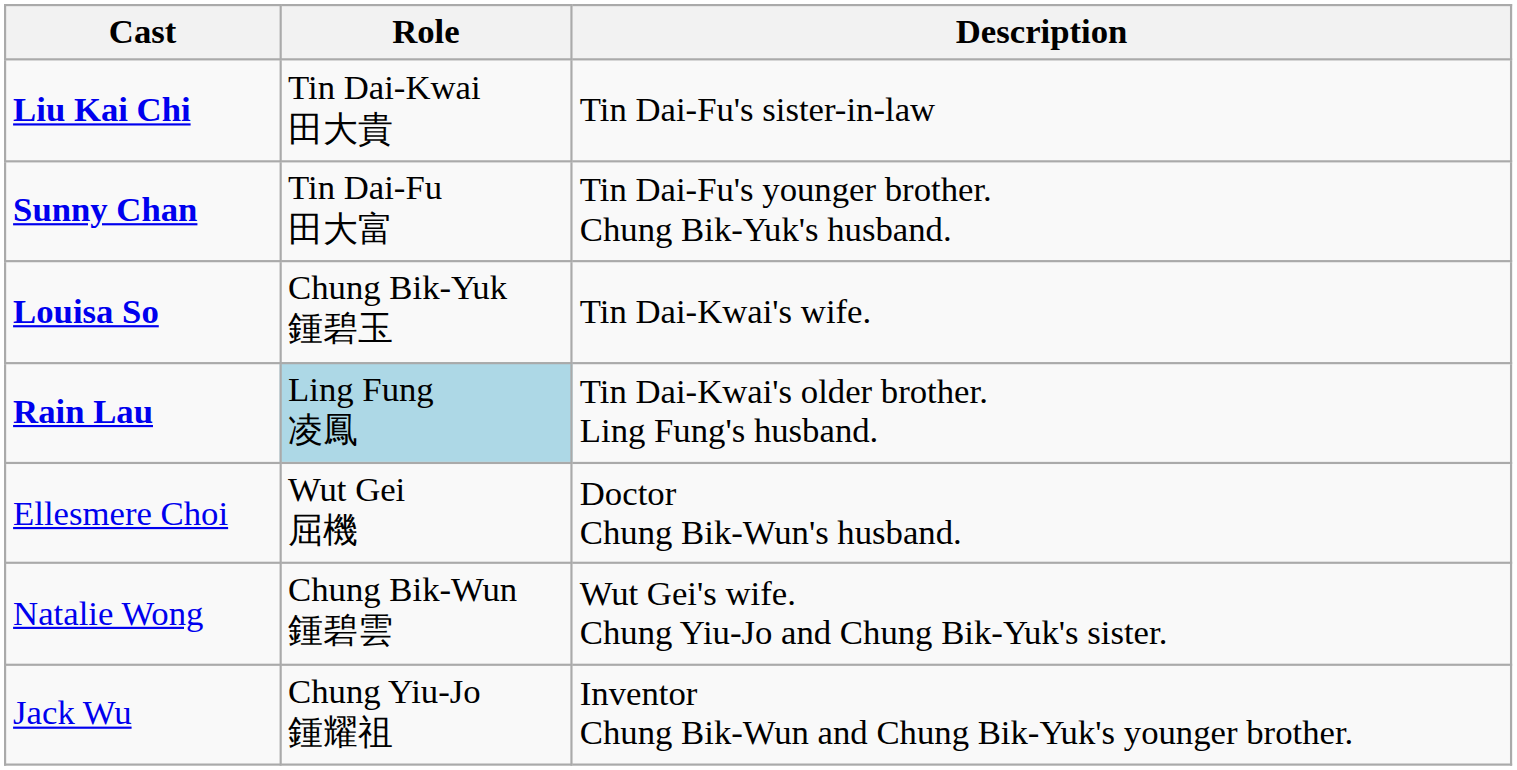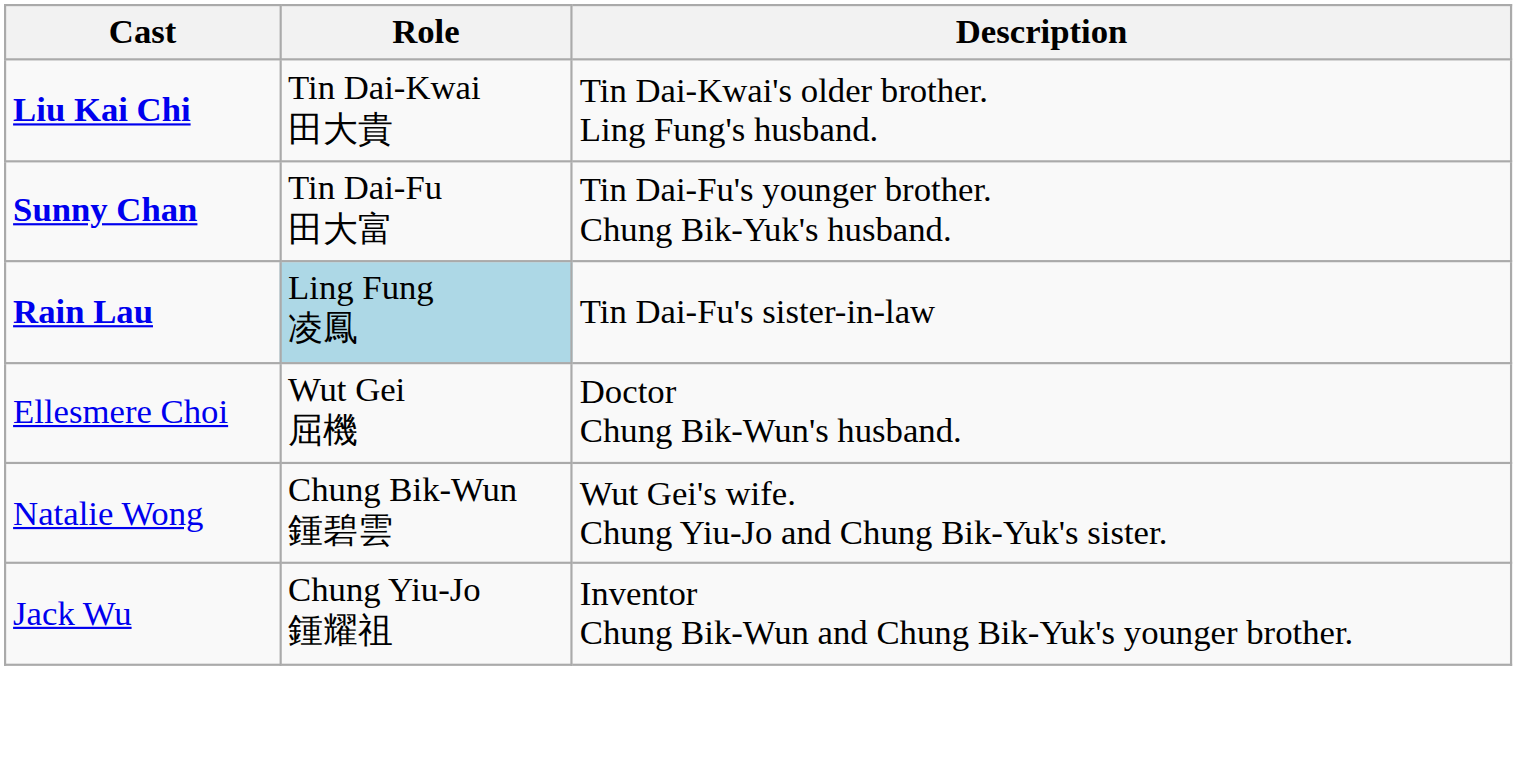(757, 109) Tin Dai-Fu's sister-in-law -> (784, 109) Tin Dai-Kwai's older brother. Ling Fung's husband.
- row: (86, 311)
(784, 411) Tin Dai-Kwai's older brother. Ling Fung's husband. -> (757, 311) Tin Dai-Fu's sister-in-law
